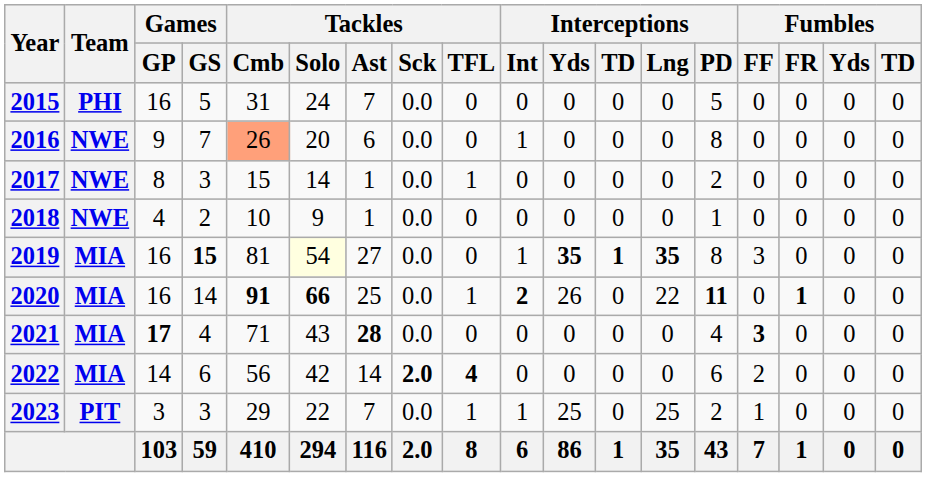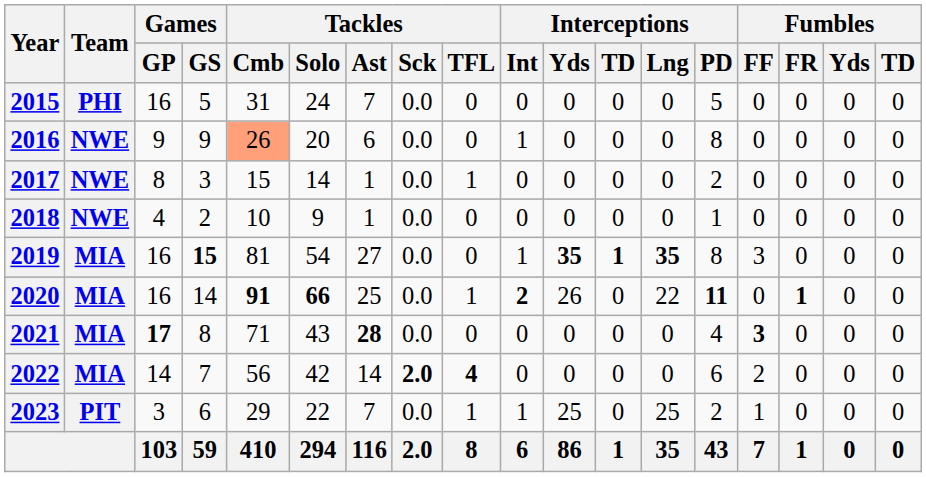(205, 140) 7 -> (205, 140) 9
(318, 256) lightyellow background -> (318, 256) no background
(205, 334) 4 -> (205, 334) 8
(205, 373) 6 -> (205, 373) 7
(205, 412) 3 -> (205, 412) 6
